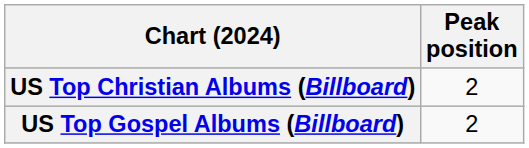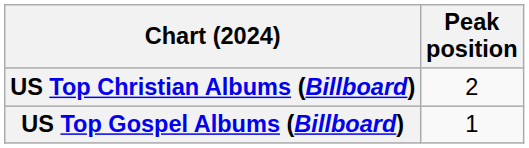(472, 124) 2 -> (472, 124) 1
